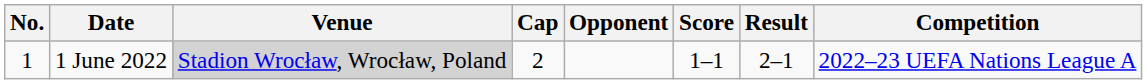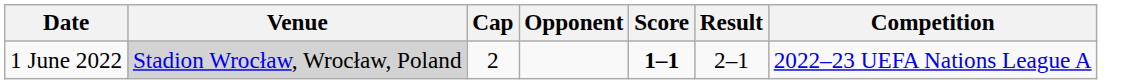- column: (27, 22)
(707, 59) normal -> (662, 59) bold
